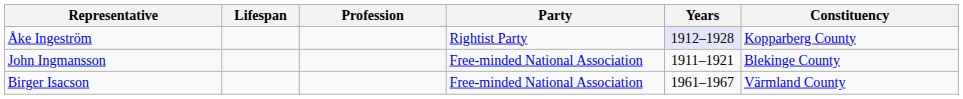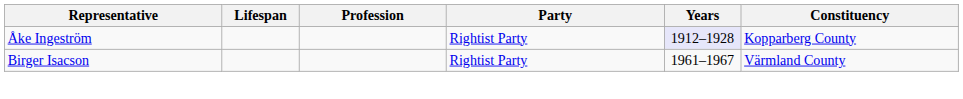- row: (57, 60)
(546, 82) Free-minded National Association -> (488, 60) Rightist Party
